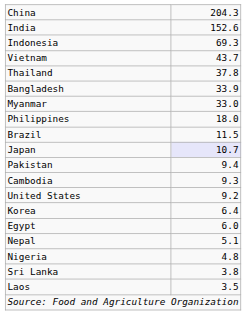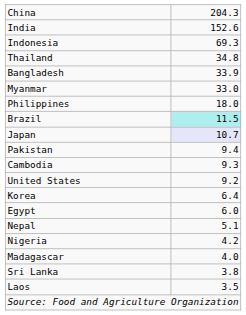- row: (27, 58)
(227, 73) 37.8 -> (227, 58) 34.8
(227, 134) no background -> (227, 119) paleturquoise background
(230, 256) 4.8 -> (230, 241) 4.2
+ row: (36, 256)
